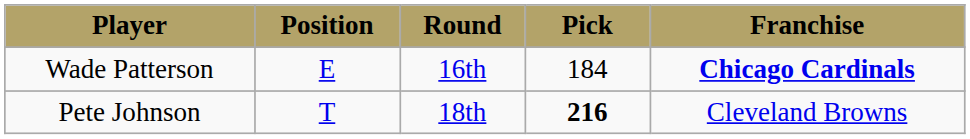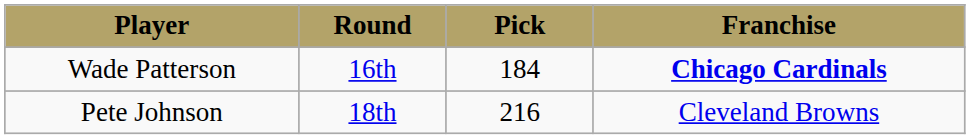- column: (327, 25)
(587, 111) bold -> (520, 111) normal
